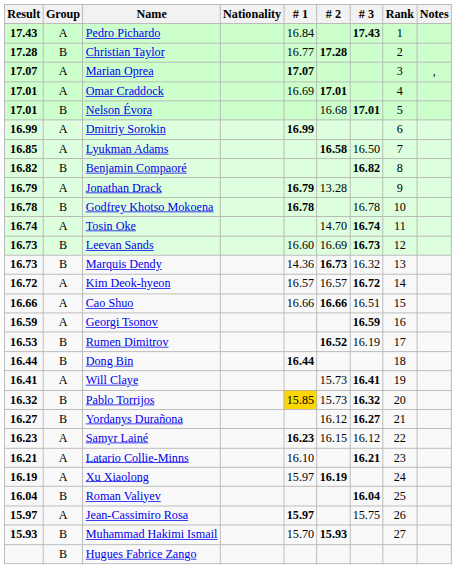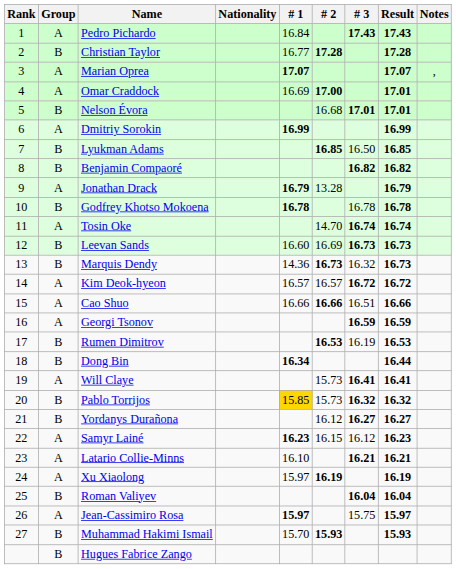columns swapped: (400, 14) <-> (24, 14)
(333, 91) 17.01 -> (329, 91) 17.00
(63, 149) A -> (58, 149) B
(333, 149) 16.58 -> (329, 149) 16.85
(333, 341) 16.52 -> (329, 341) 16.53
(300, 361) 16.44 -> (296, 361) 16.34
